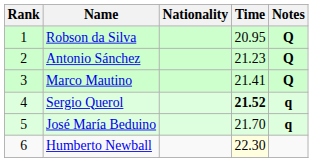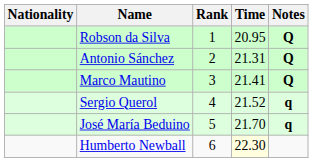columns swapped: (24, 15) <-> (195, 15)
(250, 59) 21.23 -> (250, 59) 21.31
(250, 102) bold -> (250, 102) normal
